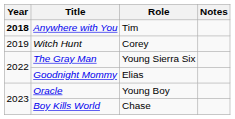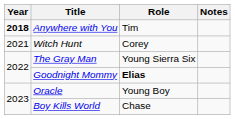(18, 43) 2019 -> (18, 43) 2021
(133, 75) normal -> (134, 75) bold
